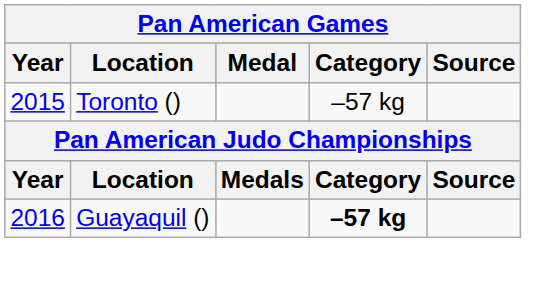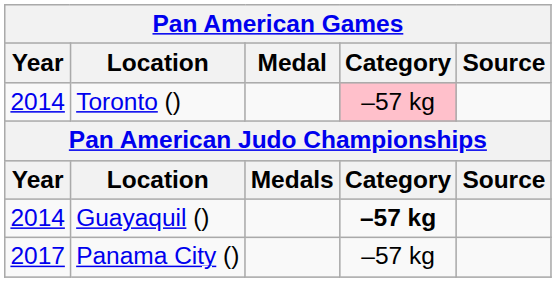(38, 101) 2015 -> (38, 101) 2014
(368, 101) no background -> (398, 101) pink background
(38, 218) 2016 -> (38, 218) 2014
+ row: (158, 256)
